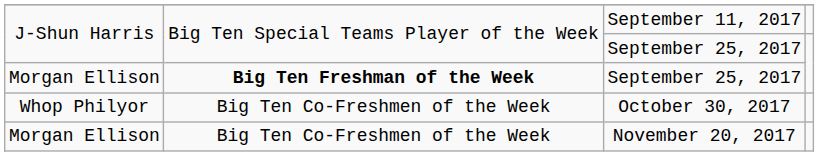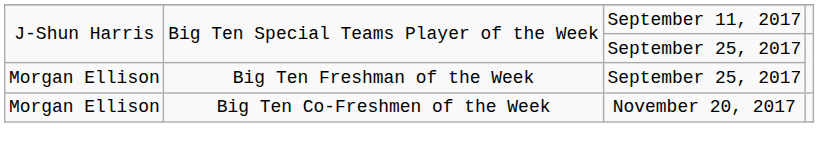(384, 78) bold -> (384, 78) normal
- row: (84, 107)
